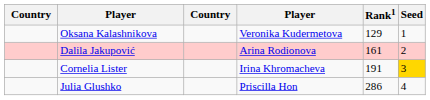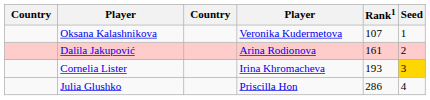(374, 33) 129 -> (374, 33) 107
(374, 68) 191 -> (374, 68) 193
